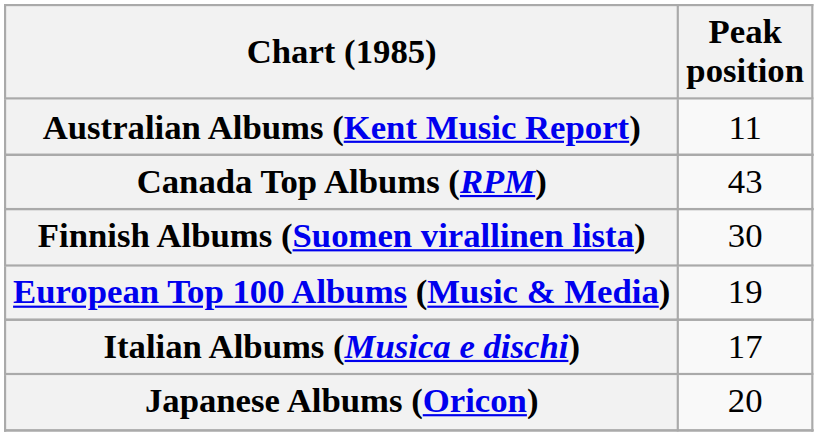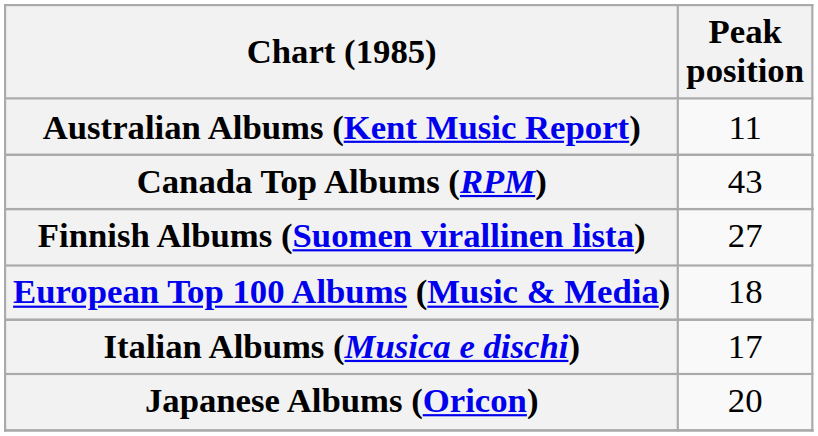(745, 236) 30 -> (745, 236) 27
(745, 291) 19 -> (745, 291) 18
